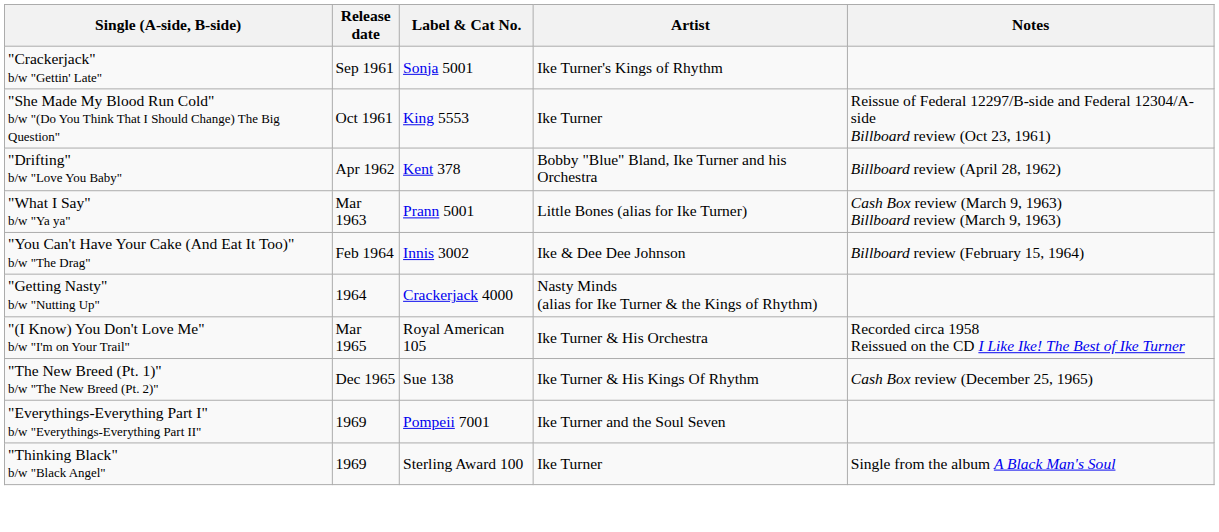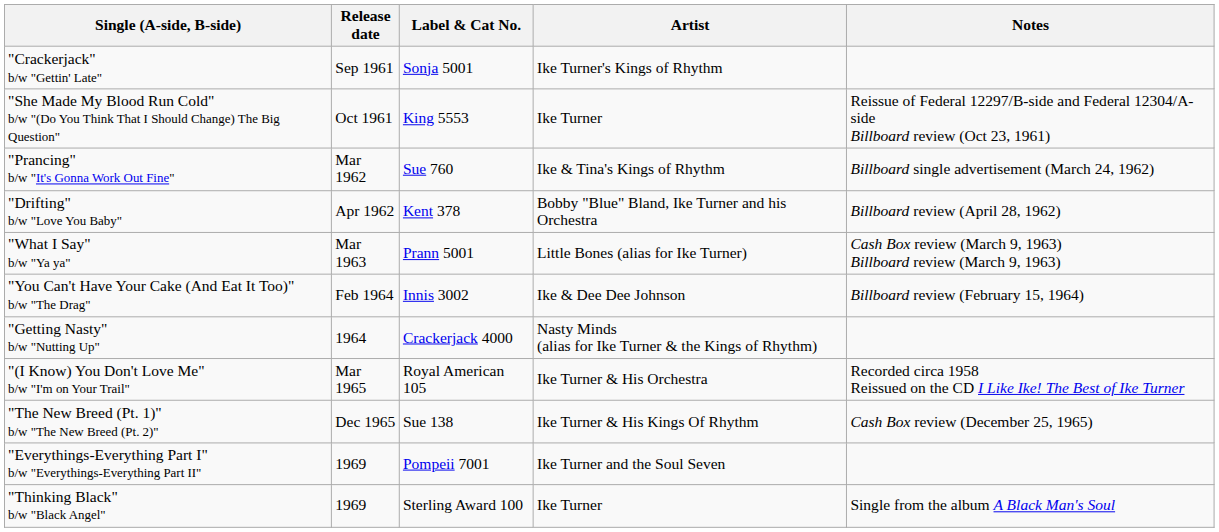+ row: (91, 169)
